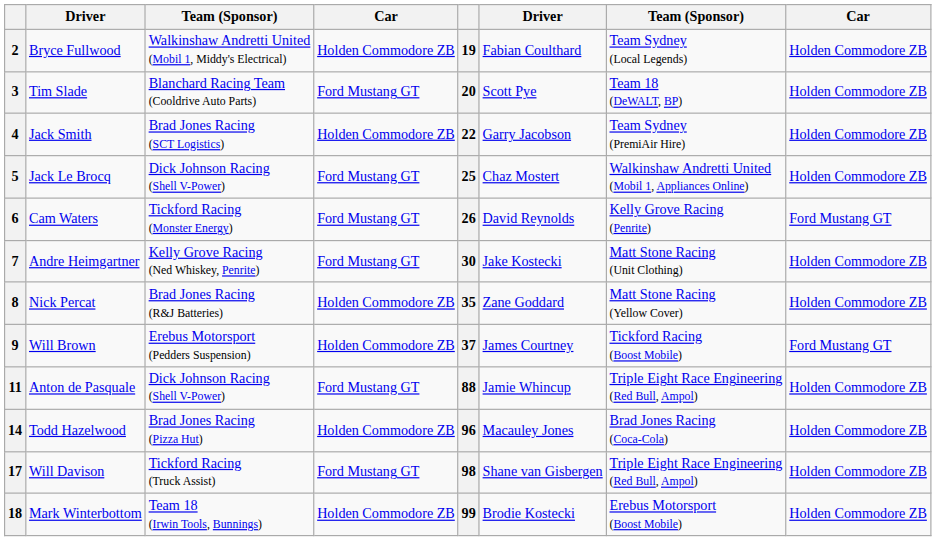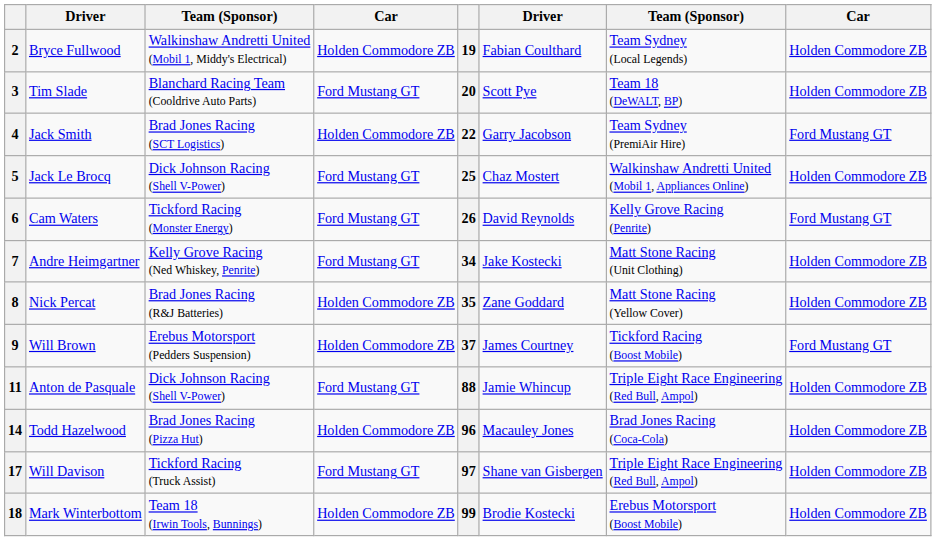(858, 134) Holden Commodore ZB -> (840, 134) Ford Mustang GT
(469, 261) 30 -> (469, 261) 34
(469, 472) 98 -> (469, 472) 97
